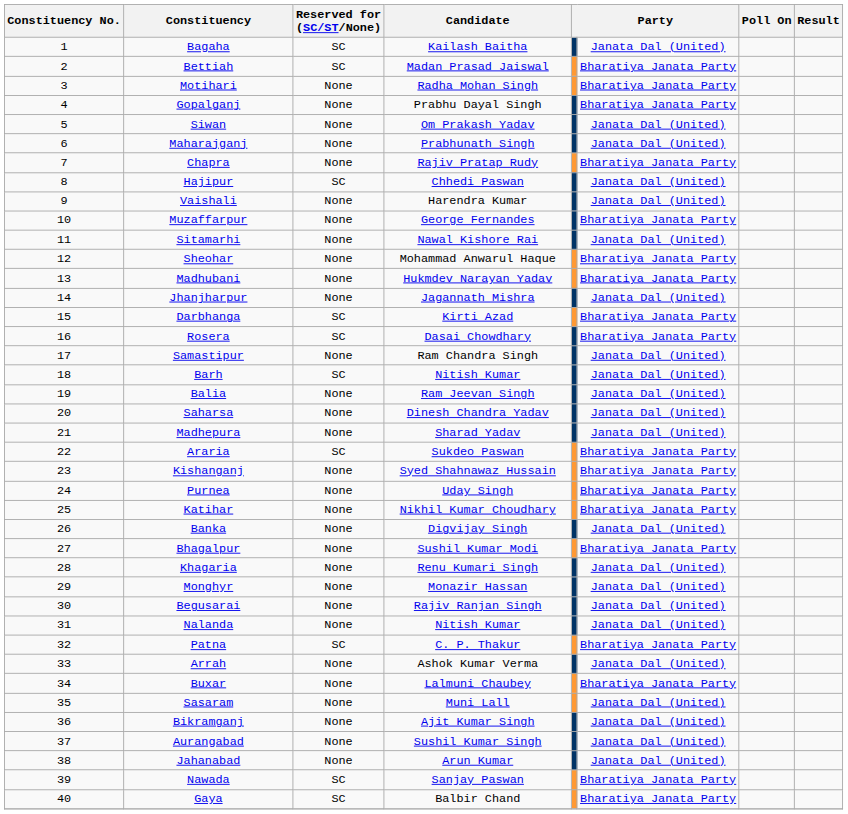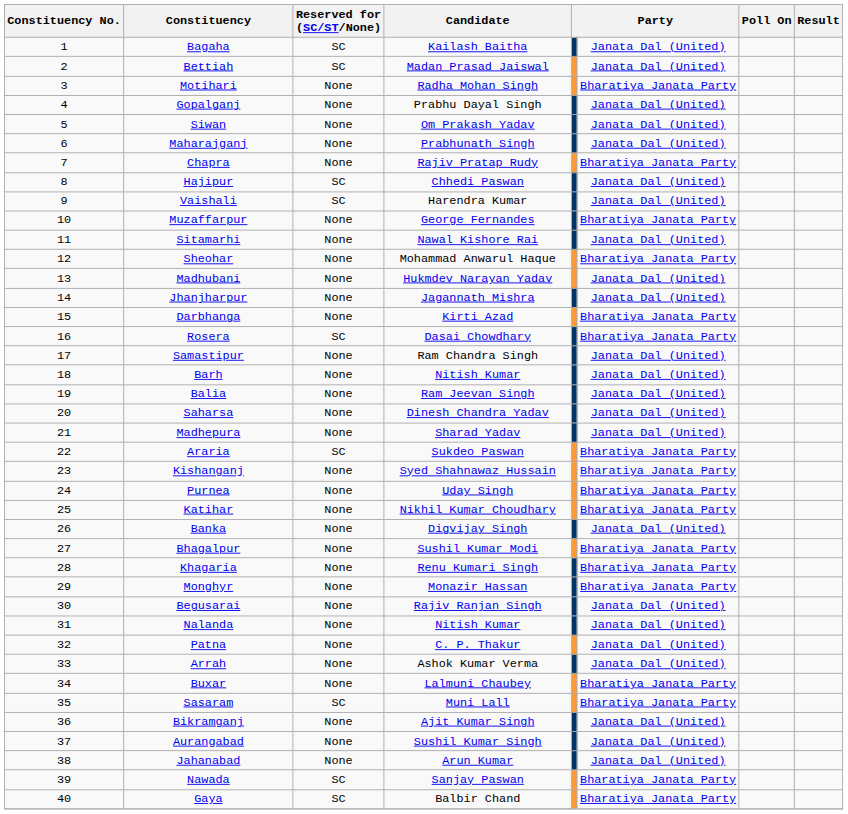(658, 66) Bharatiya Janata Party -> (658, 66) Janata Dal (United)
(658, 105) Bharatiya Janata Party -> (658, 105) Janata Dal (United)
(339, 201) None -> (339, 201) SC
(658, 278) Bharatiya Janata Party -> (658, 278) Janata Dal (United)
(339, 317) SC -> (339, 317) None
(339, 375) SC -> (339, 375) None
(658, 568) Janata Dal (United) -> (658, 568) Bharatiya Janata Party
(658, 587) Janata Dal (United) -> (658, 587) Bharatiya Janata Party
(339, 645) SC -> (339, 645) None
(658, 645) Bharatiya Janata Party -> (658, 645) Janata Dal (United)
(339, 703) None -> (339, 703) SC
(658, 703) Janata Dal (United) -> (658, 703) Bharatiya Janata Party
